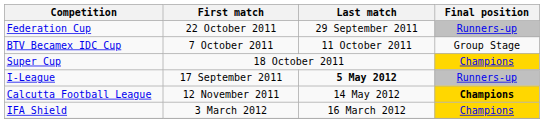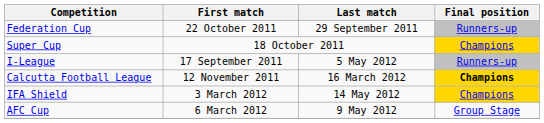- row: (64, 45)
(367, 78) bold -> (367, 61) normal
(367, 94) 14 May 2012 -> (367, 78) 16 March 2012
(367, 110) 16 March 2012 -> (367, 94) 14 May 2012
+ row: (28, 110)
